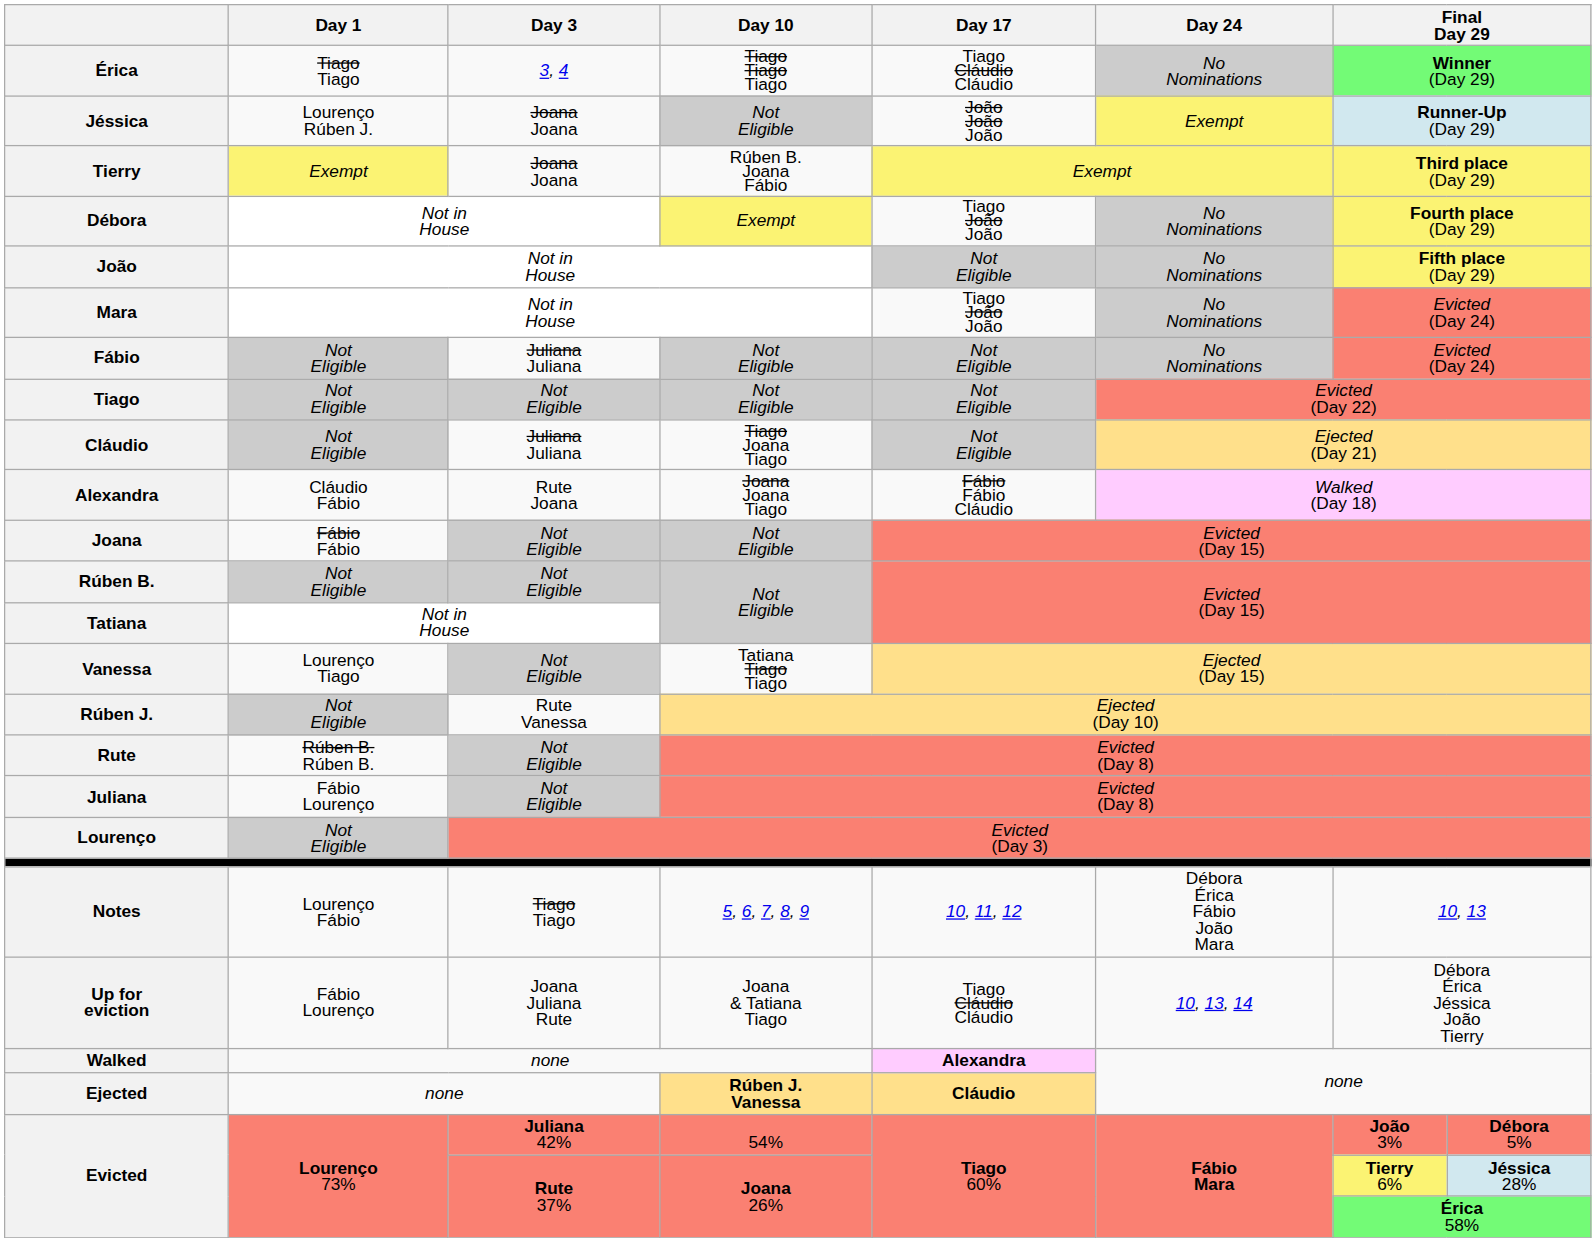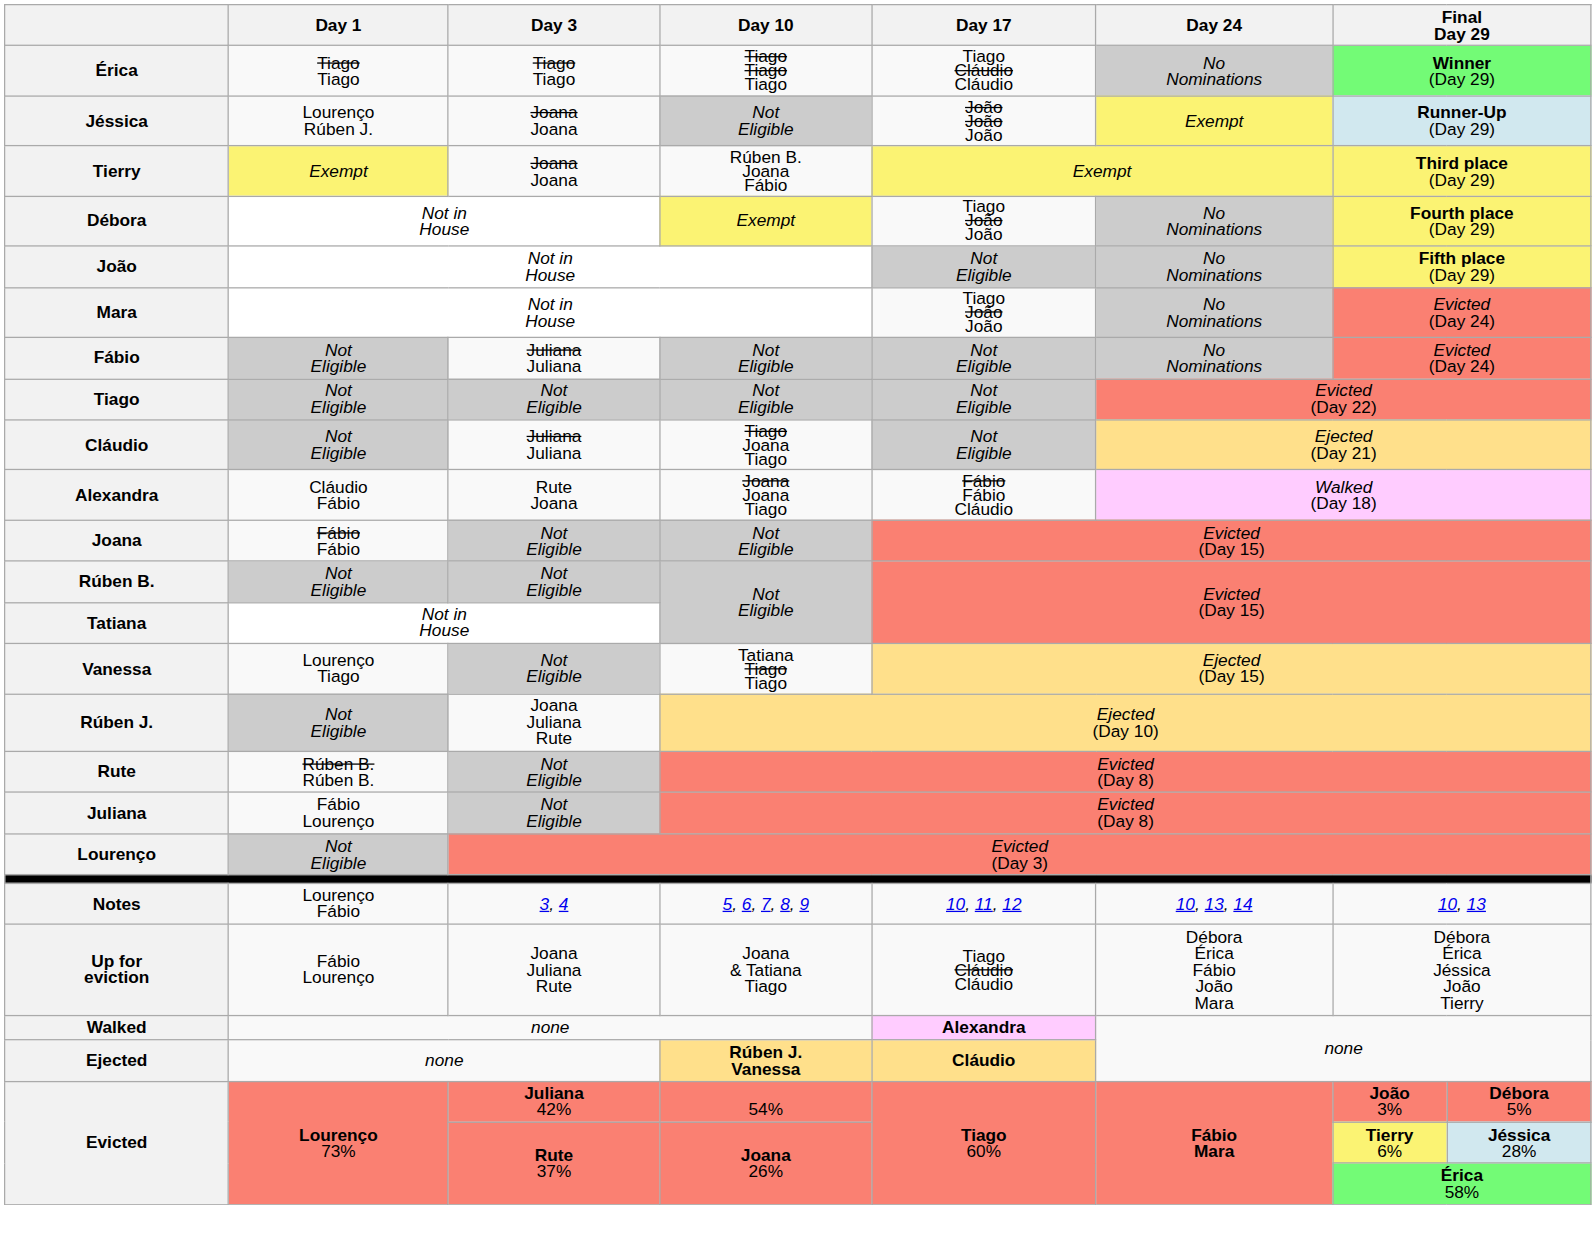(554, 70) 3, 4 -> (554, 70) Tiago Tiago
(554, 714) Rute Vanessa -> (554, 722) Joana Juliana Rute
(554, 912) Tiago Tiago -> (554, 903) 3, 4
(1214, 912) Débora Érica Fábio João Mara -> (1214, 903) 10, 13, 14
(1214, 1002) 10, 13, 14 -> (1214, 969) Débora Érica Fábio João Mara
